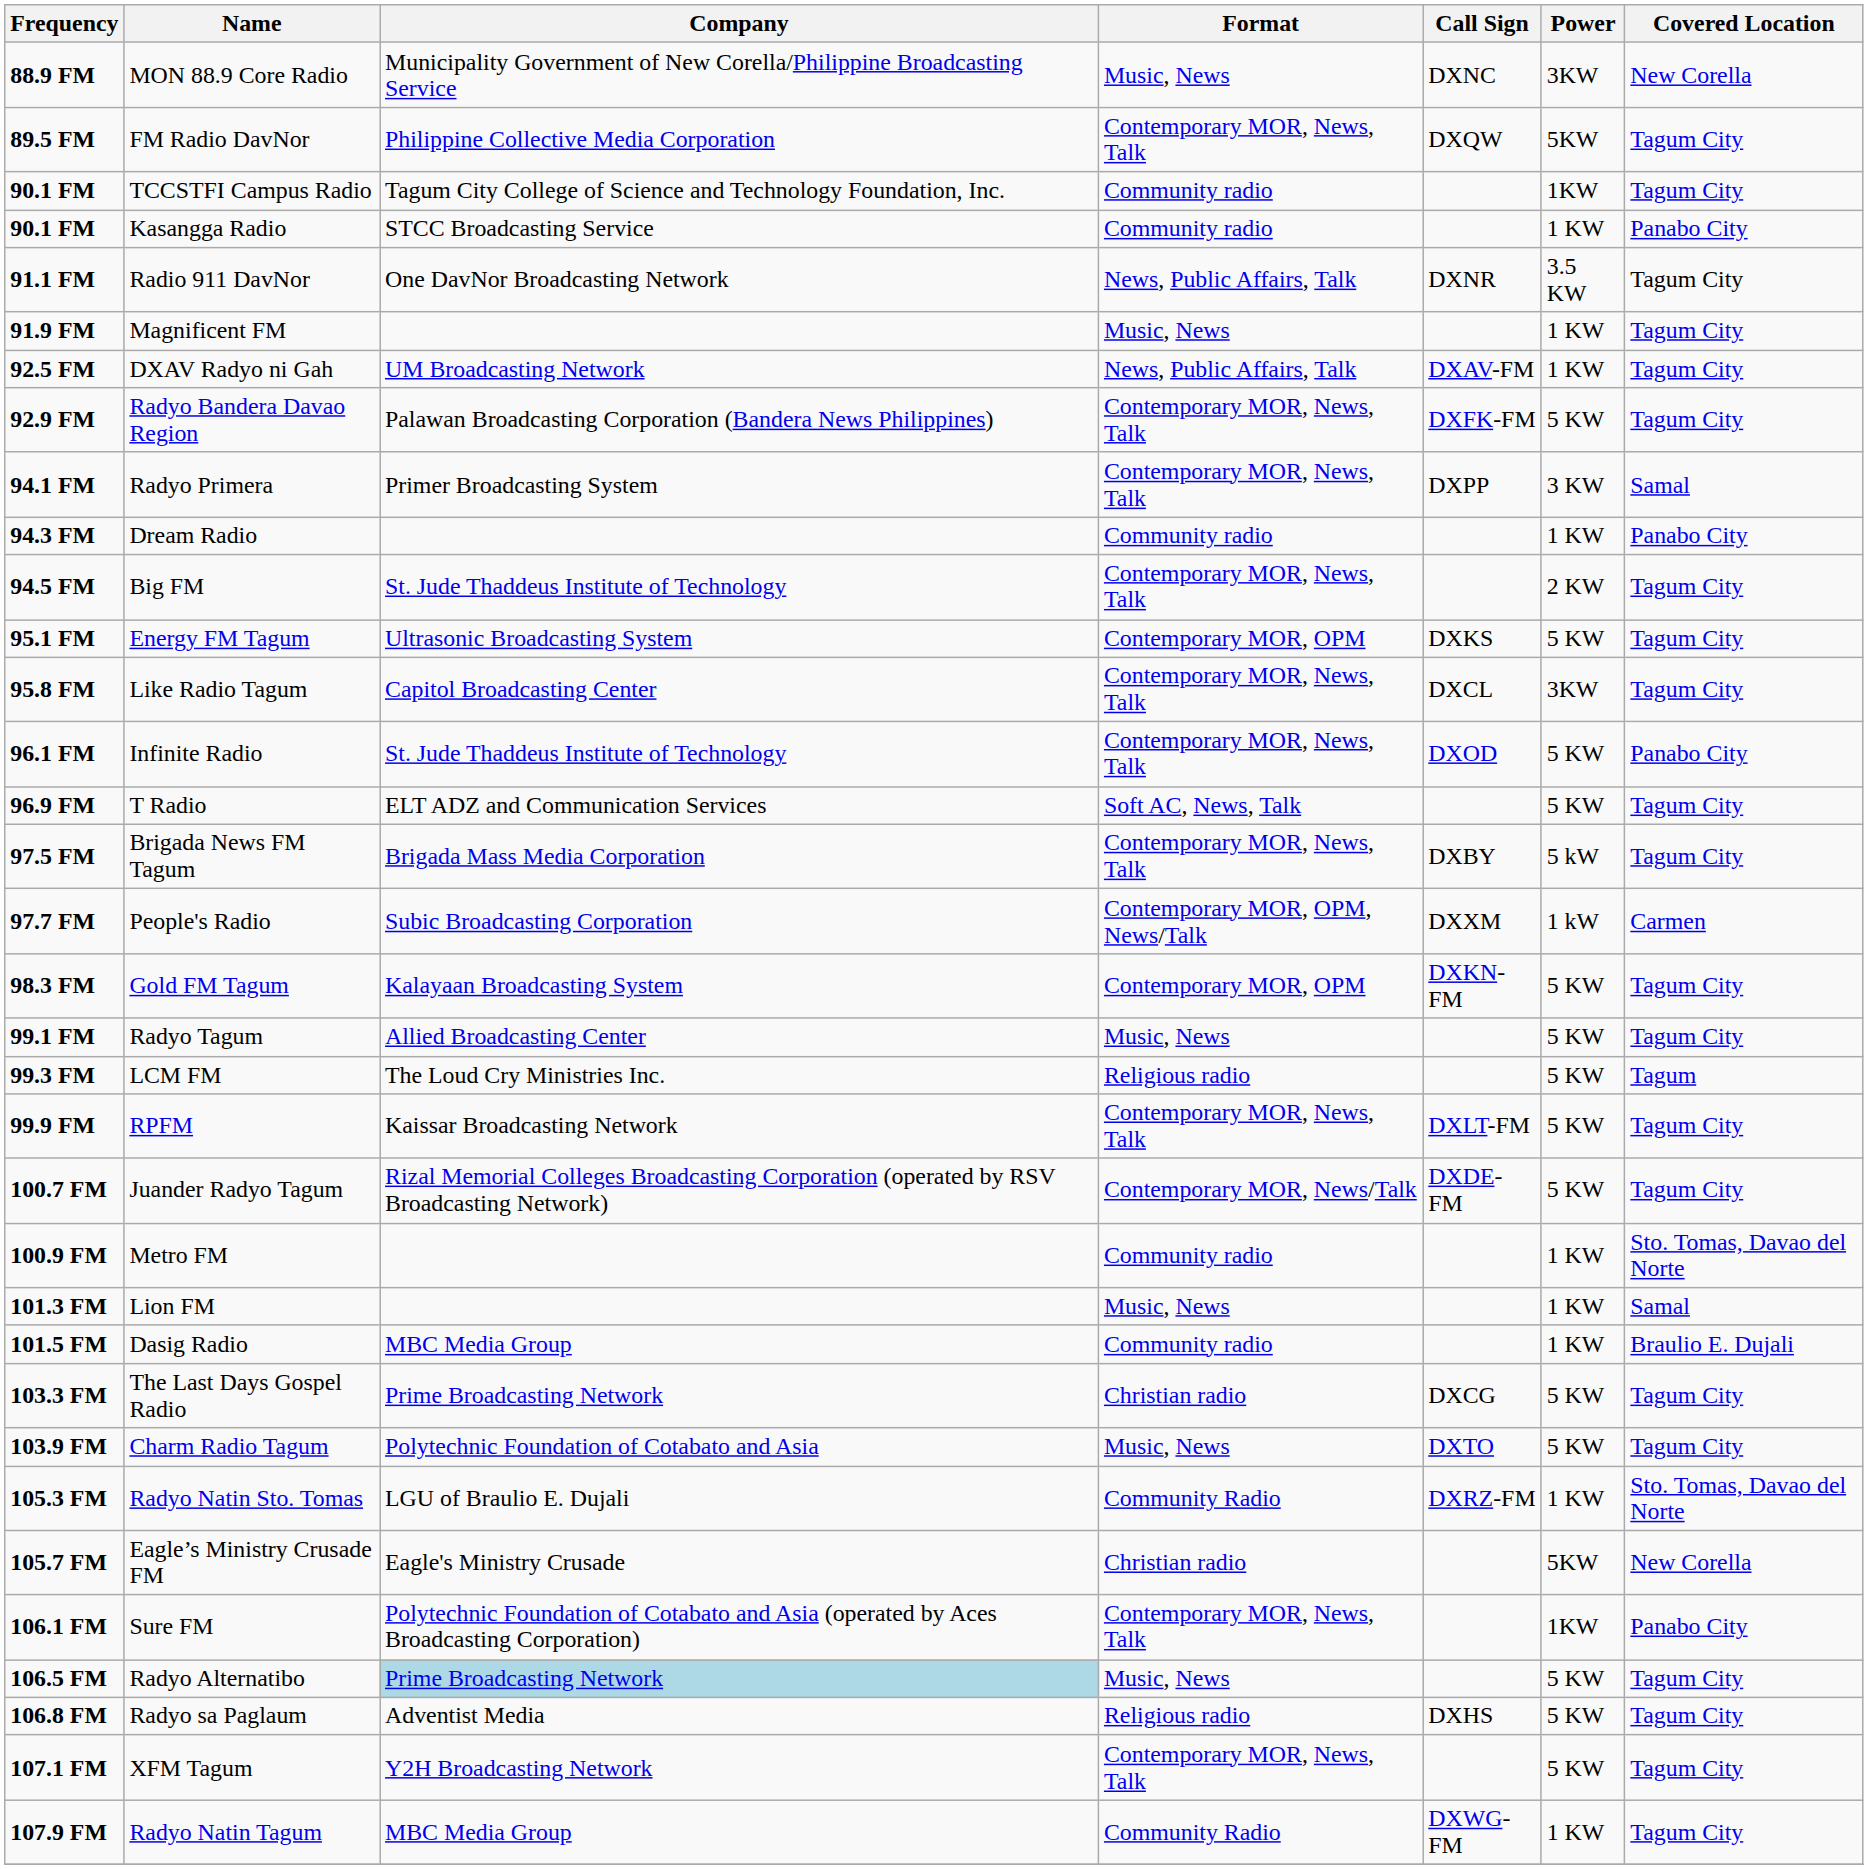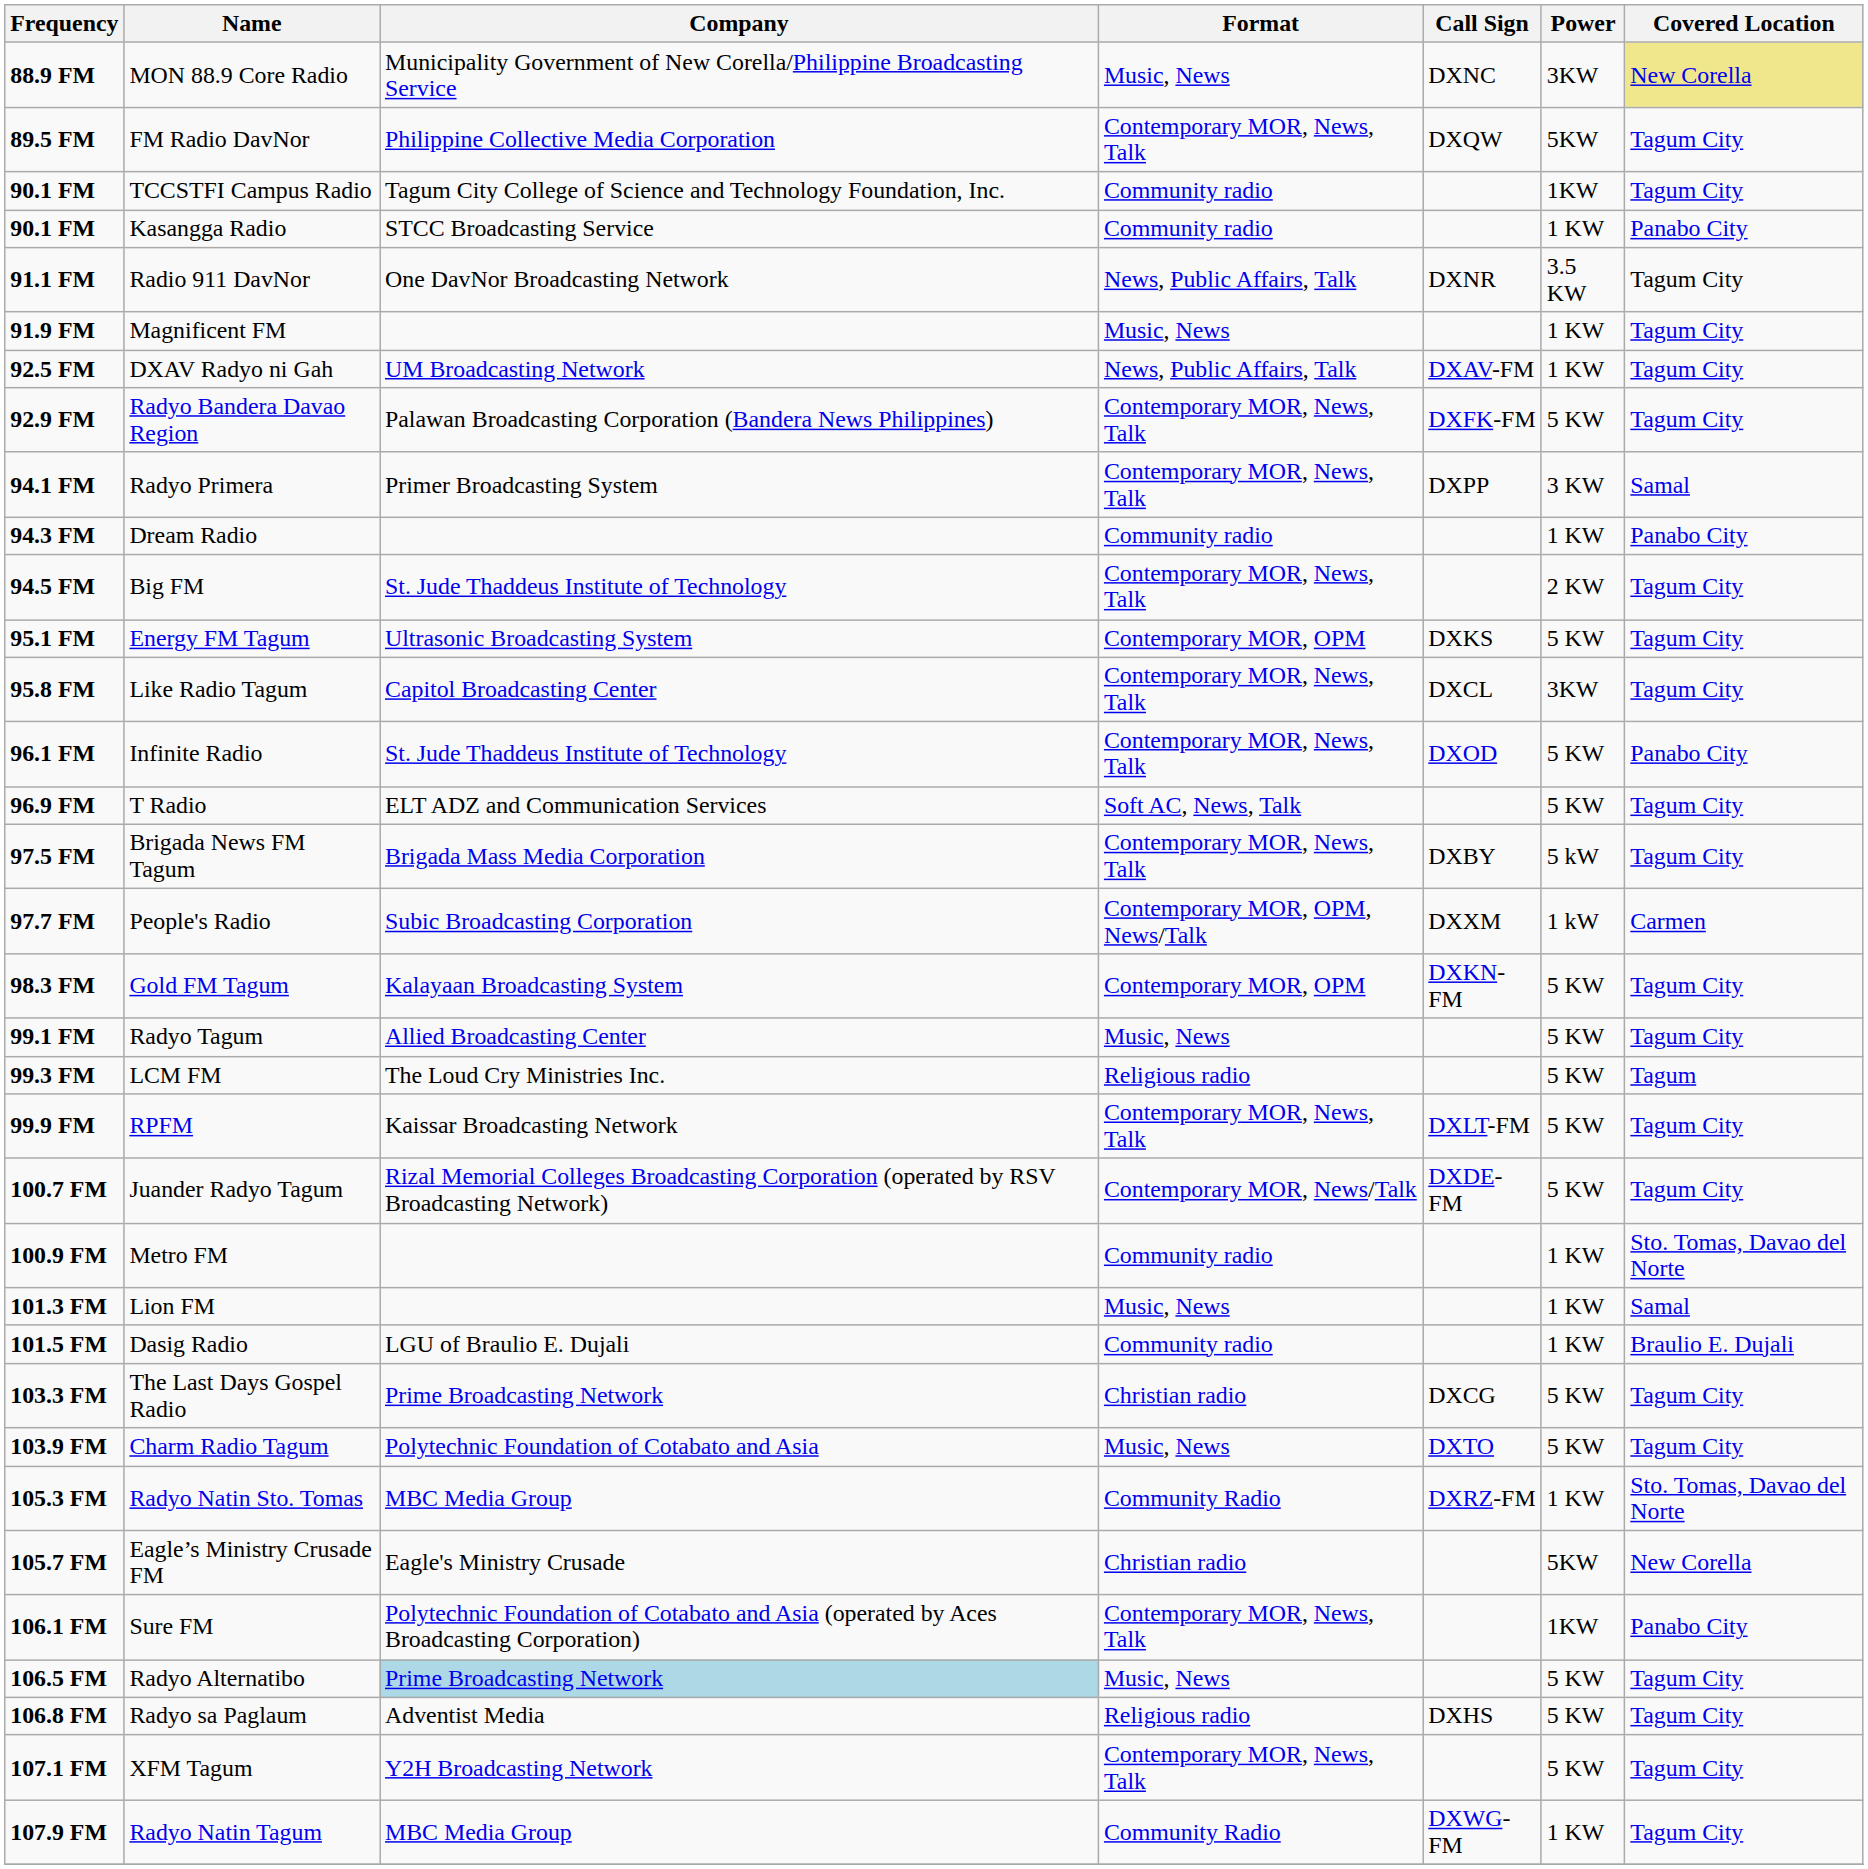(1691, 74) no background -> (1691, 74) khaki background
(478, 1344) MBC Media Group -> (507, 1344) LGU of Braulio E. Dujali
(507, 1497) LGU of Braulio E. Dujali -> (478, 1497) MBC Media Group
